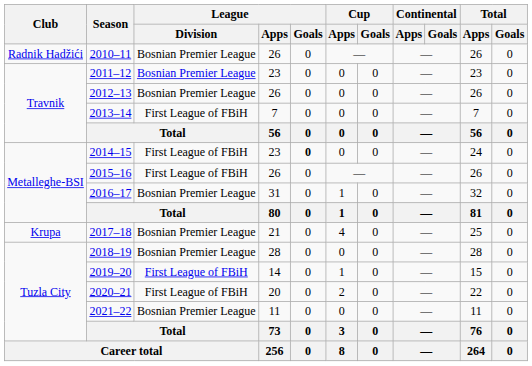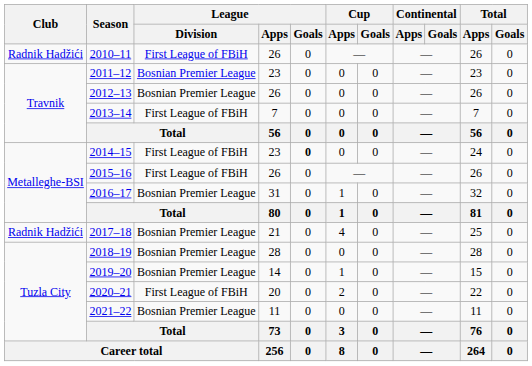(196, 54) Bosnian Premier League -> (196, 54) First League of FBiH
(45, 232) Krupa -> (45, 232) Radnik Hadžići
(196, 271) First League of FBiH -> (196, 271) Bosnian Premier League
